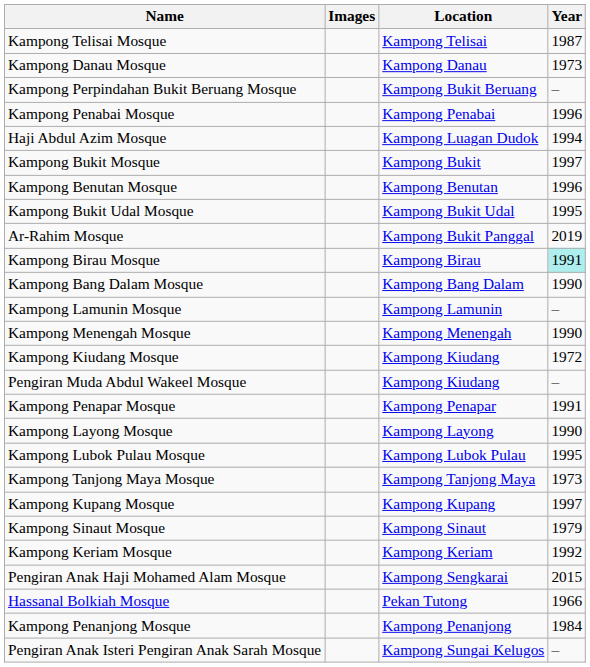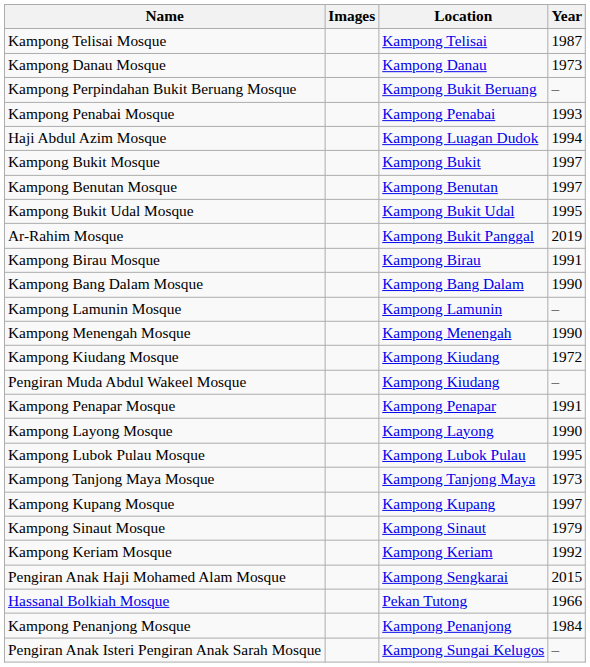(567, 114) 1996 -> (567, 114) 1993
(567, 187) 1996 -> (567, 187) 1997
(567, 260) paleturquoise background -> (567, 260) no background
